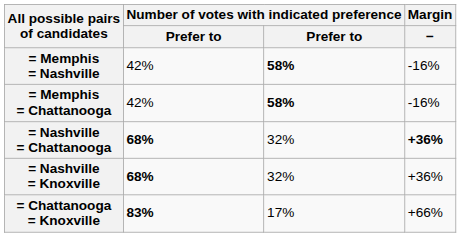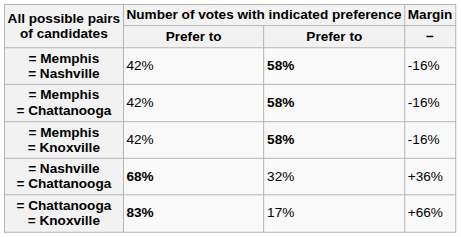+ row: (64, 139)
(425, 139) bold -> (425, 176) normal
- row: (64, 176)
